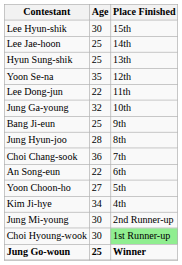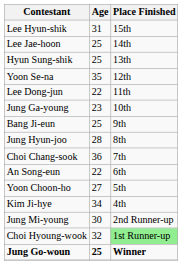(97, 28) 30 -> (97, 28) 31
(97, 108) 32 -> (97, 108) 23
(97, 236) 30 -> (97, 236) 32
